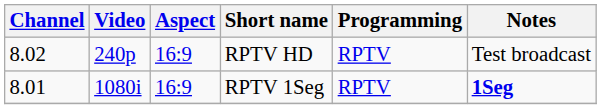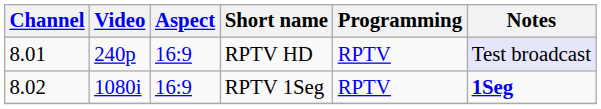(28, 53) 8.02 -> (28, 53) 8.01
(531, 53) no background -> (531, 53) lavender background
(28, 86) 8.01 -> (28, 86) 8.02
